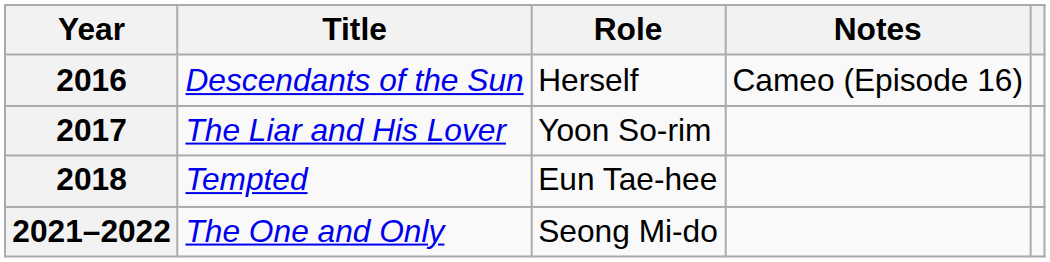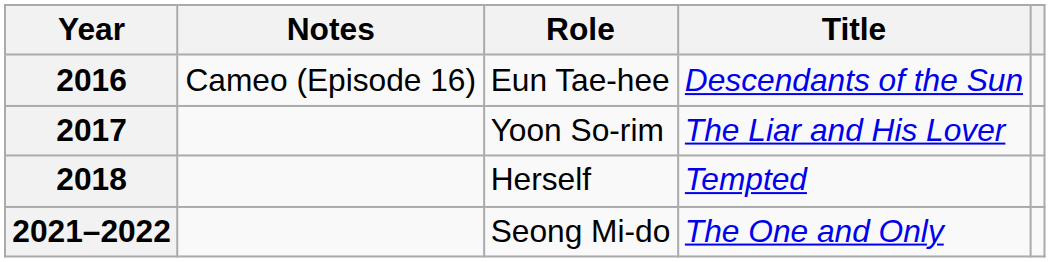columns swapped: (355, 29) <-> (878, 29)
(588, 79) Herself -> (580, 79) Eun Tae-hee
(628, 180) Eun Tae-hee -> (541, 180) Herself
